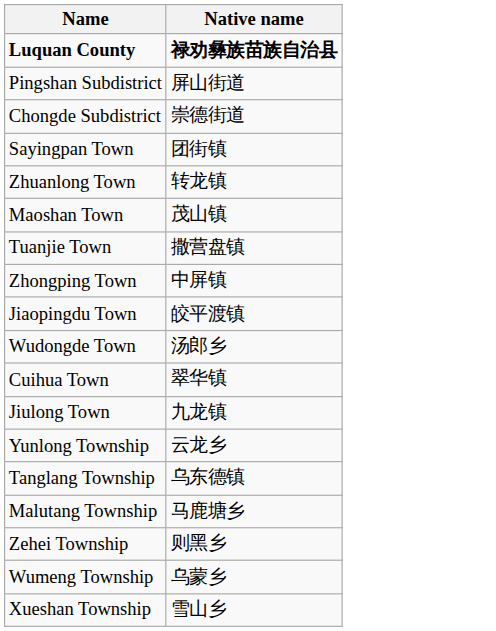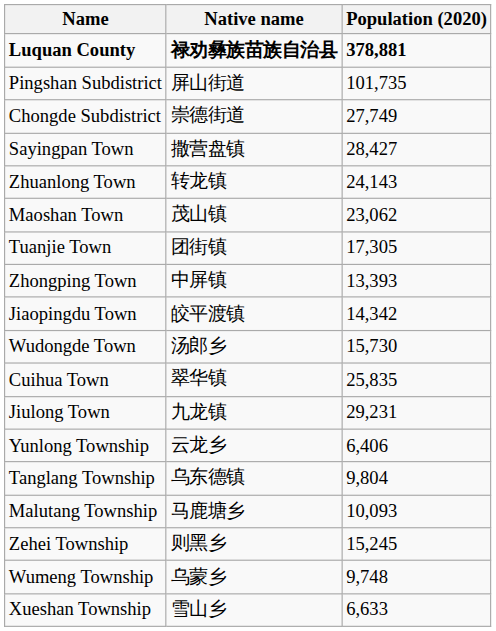+ column: (417, 19)
(198, 148) 团街镇 -> (208, 148) 撒营盘镇
(208, 247) 撒营盘镇 -> (198, 247) 团街镇
